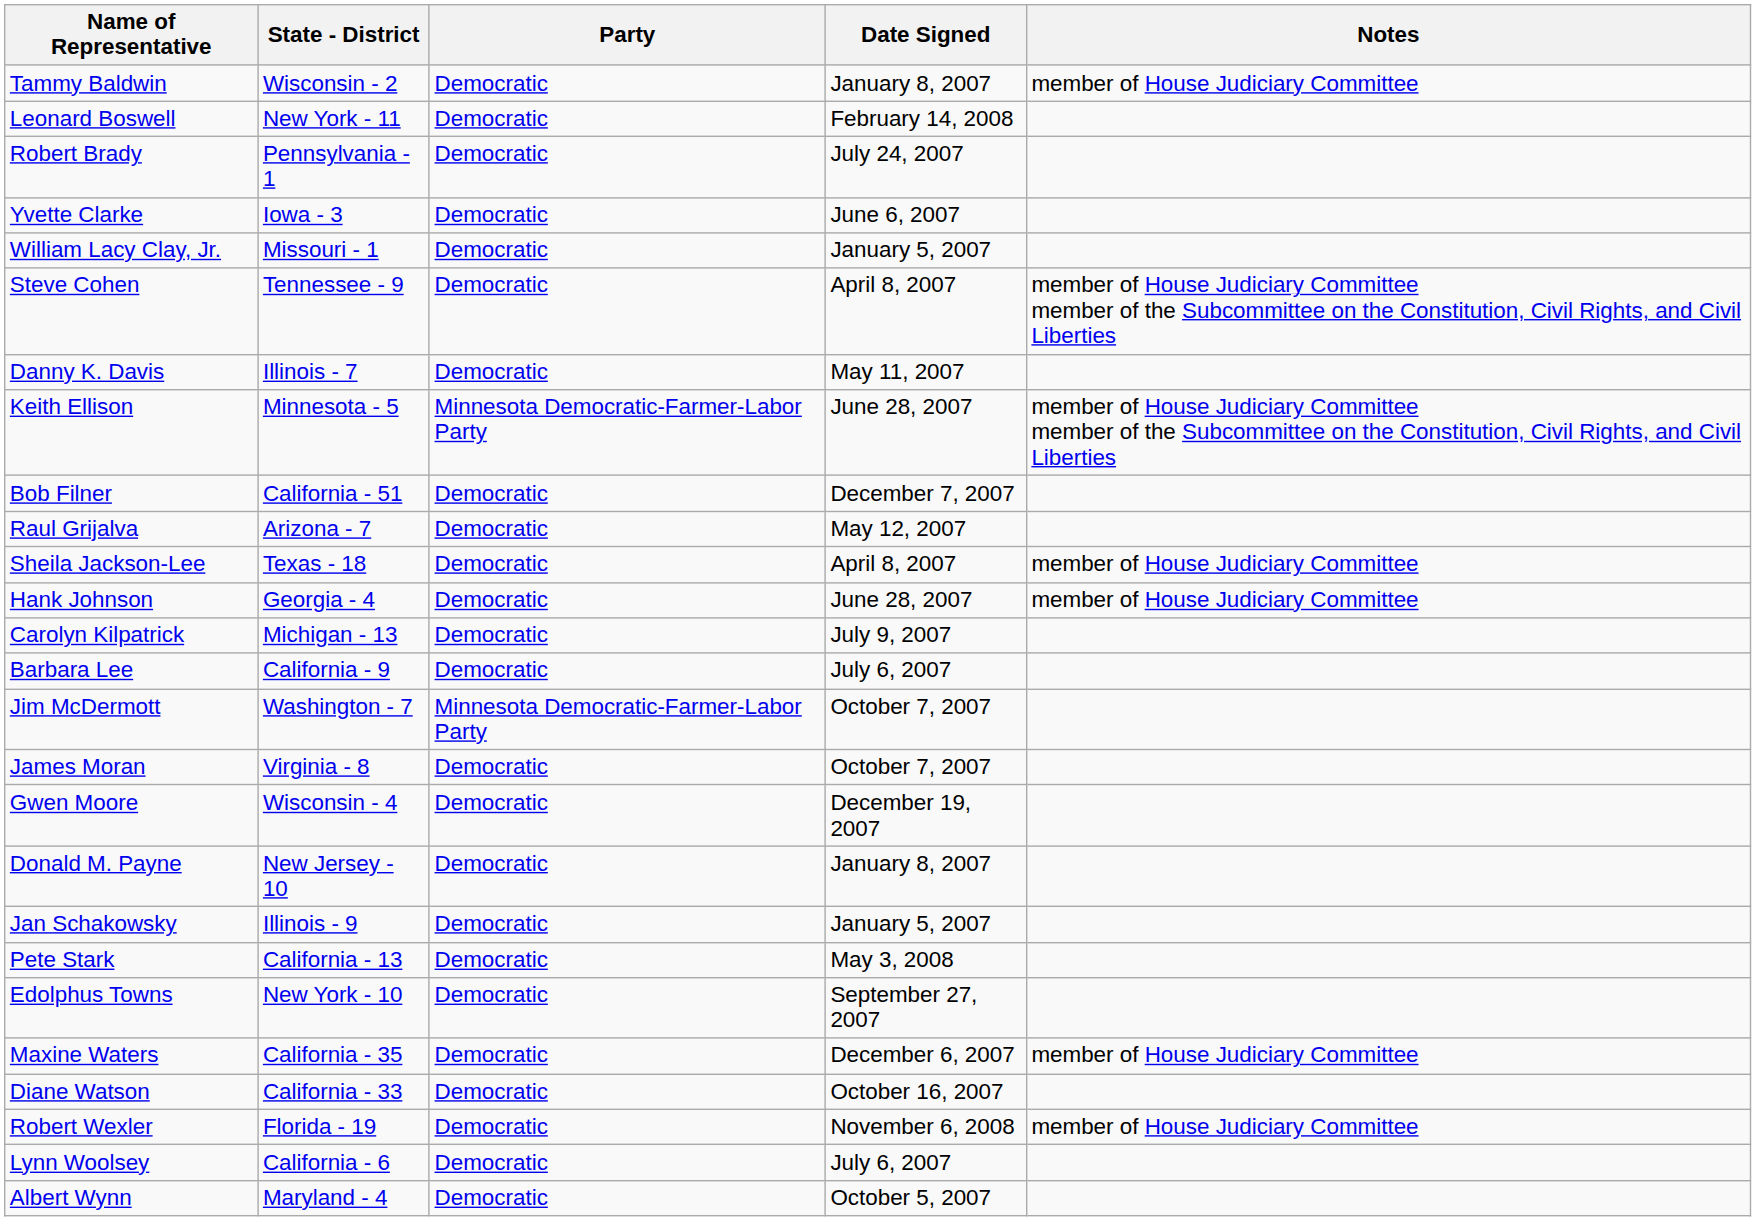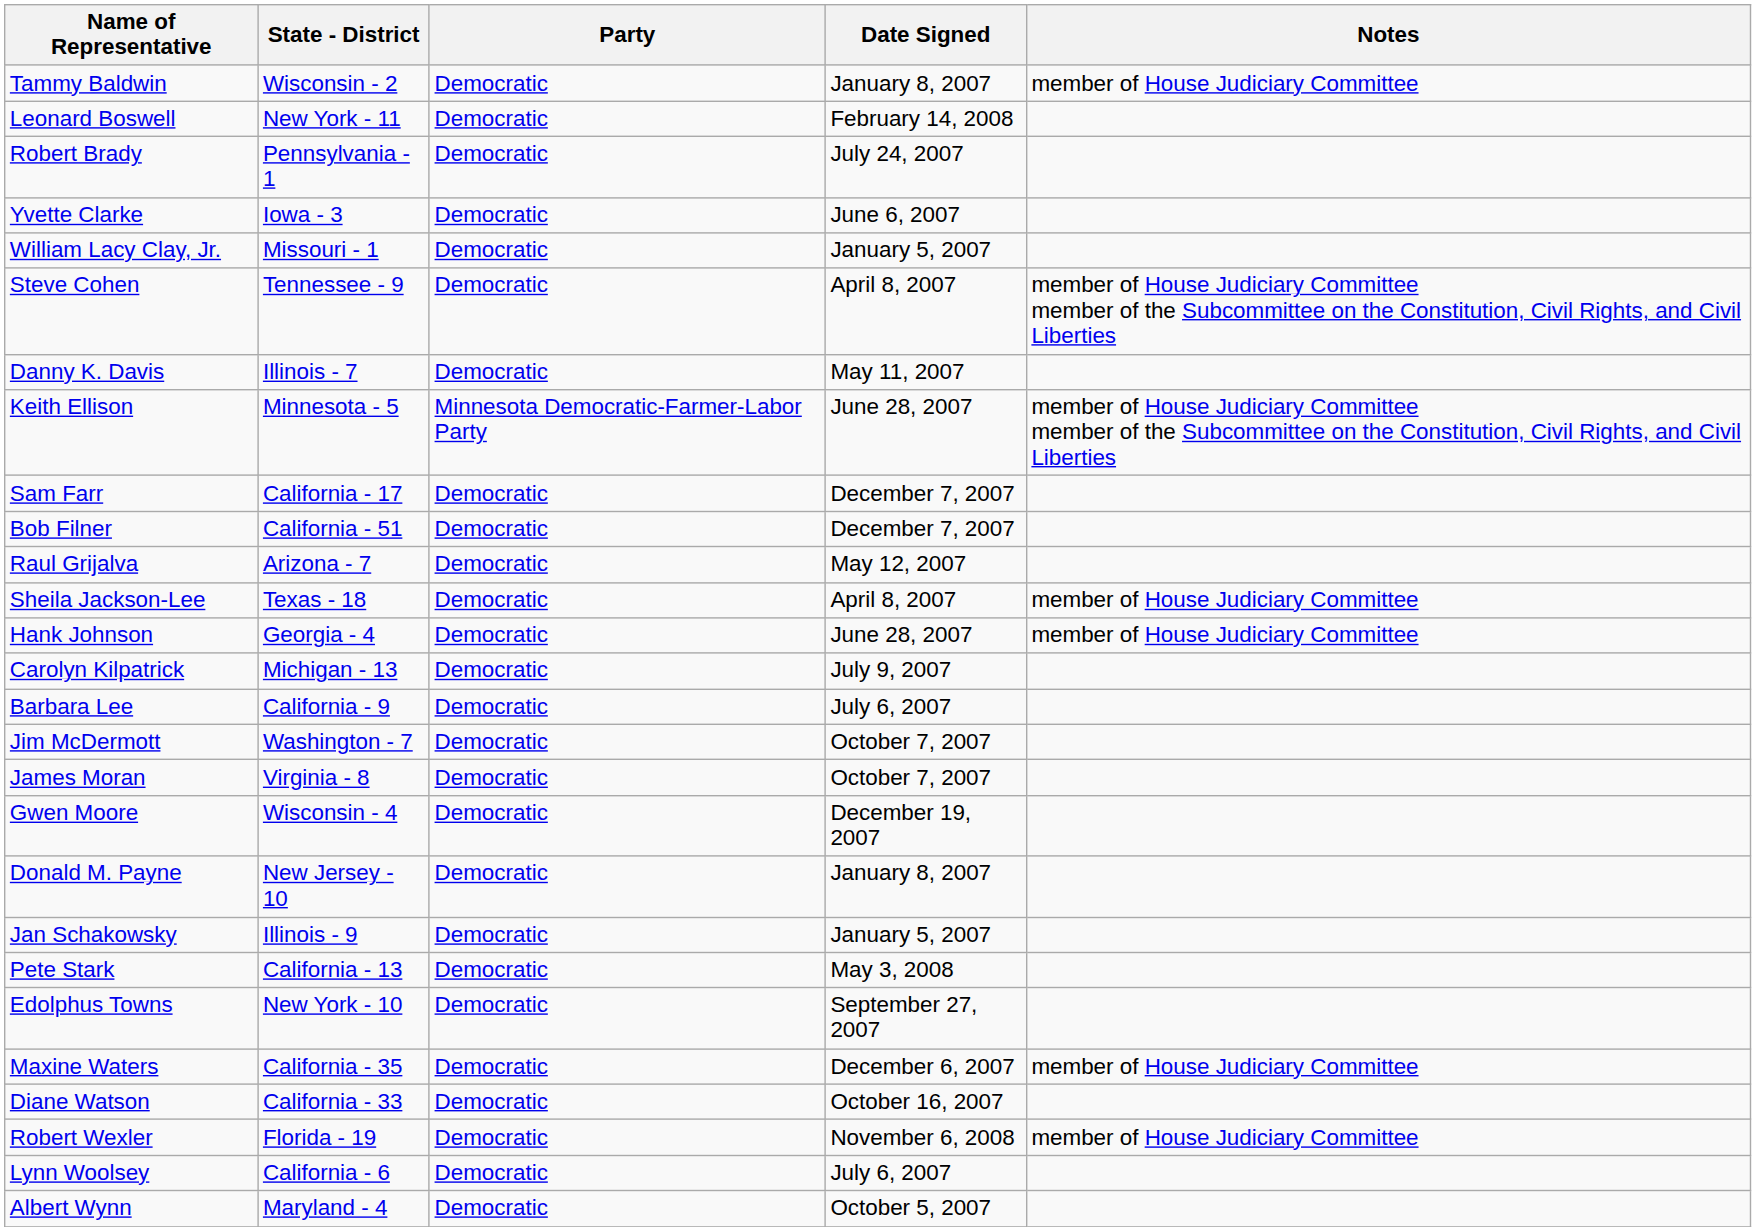+ row: (57, 493)
(618, 718) Minnesota Democratic-Farmer-Labor Party -> (491, 741) Democratic
